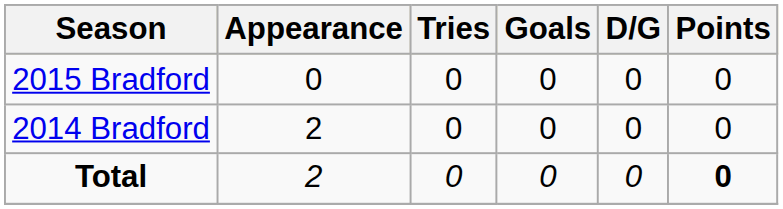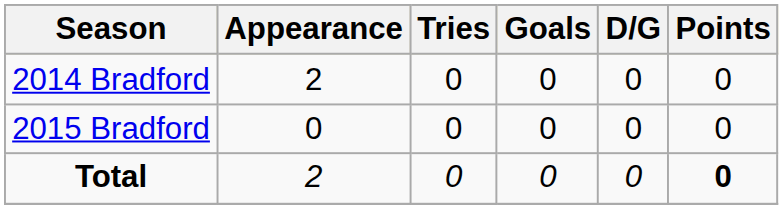rows swapped: (111, 128) <-> (111, 78)
